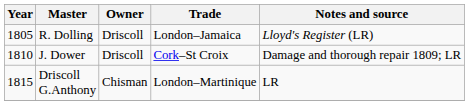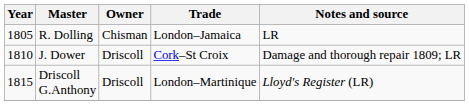(123, 34) Driscoll -> (125, 34) Chisman
(318, 34) Lloyd's Register (LR) -> (271, 34) LR
(125, 82) Chisman -> (123, 82) Driscoll
(271, 82) LR -> (318, 82) Lloyd's Register (LR)
